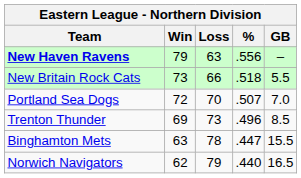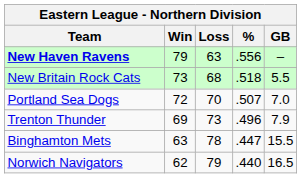(214, 78) 66 -> (214, 78) 68
(280, 120) 8.5 -> (280, 120) 7.9
